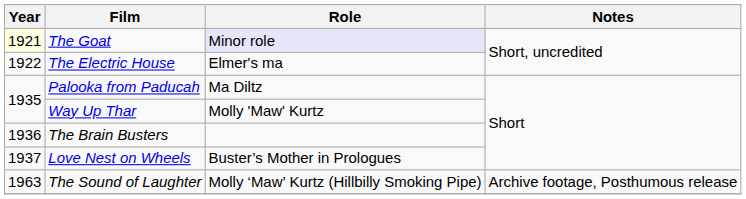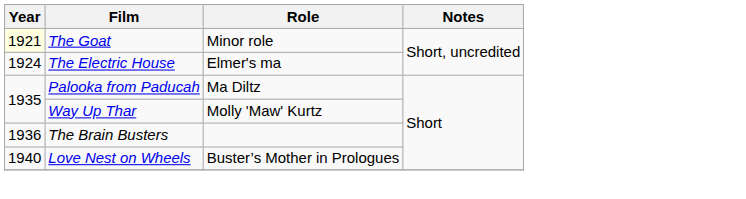(242, 40) lavender background -> (240, 40) no background
(25, 64) 1922 -> (25, 64) 1924
(25, 159) 1937 -> (25, 159) 1940
- row: (125, 182)
